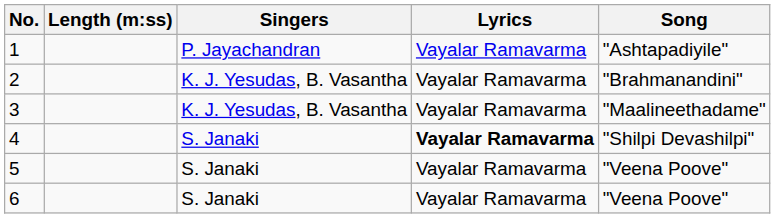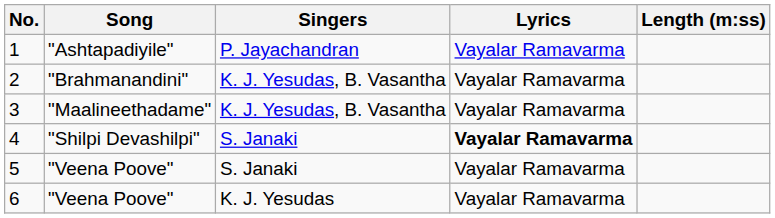columns swapped: (684, 20) <-> (110, 20)
(220, 199) S. Janaki -> (277, 199) K. J. Yesudas
